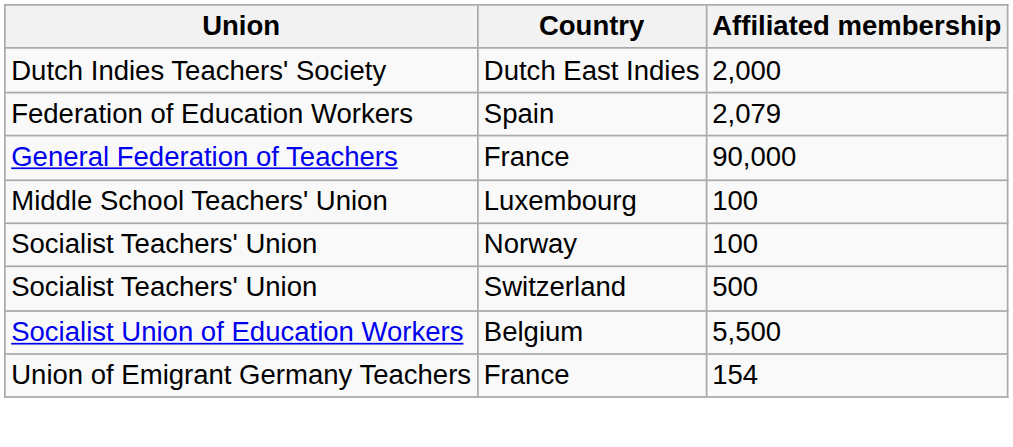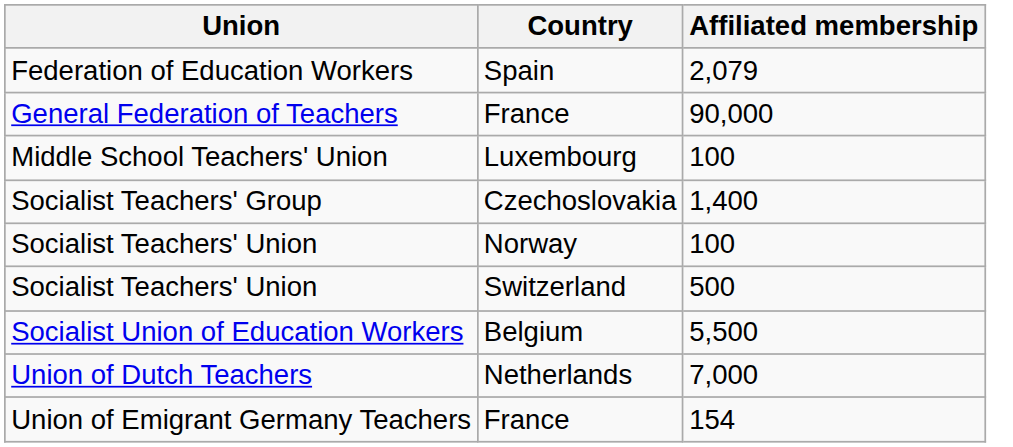- row: (199, 69)
+ row: (167, 200)
+ row: (162, 375)
